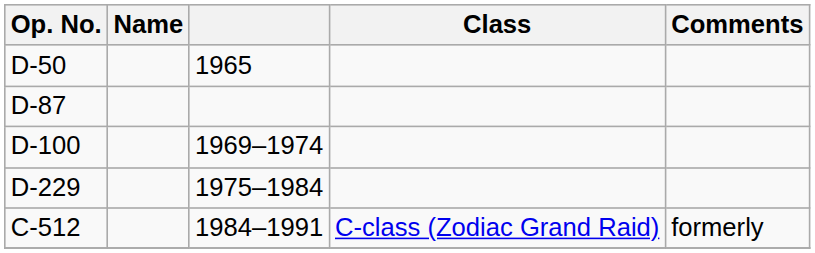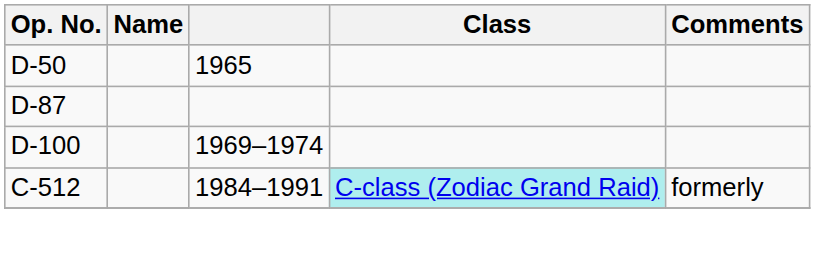- row: (46, 187)
(497, 227) no background -> (497, 187) paleturquoise background
